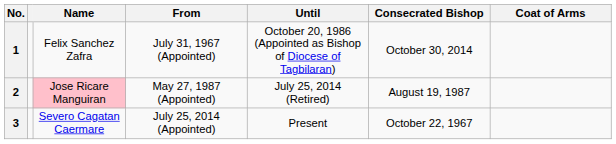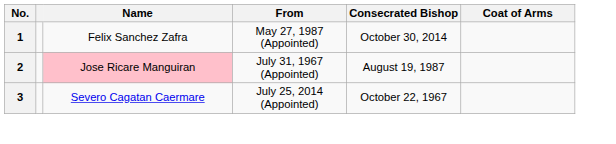- column: (308, 13)
(186, 50) July 31, 1967 (Appointed) -> (290, 37) May 27, 1987 (Appointed)
(186, 93) May 27, 1987 (Appointed) -> (290, 67) July 31, 1967 (Appointed)
